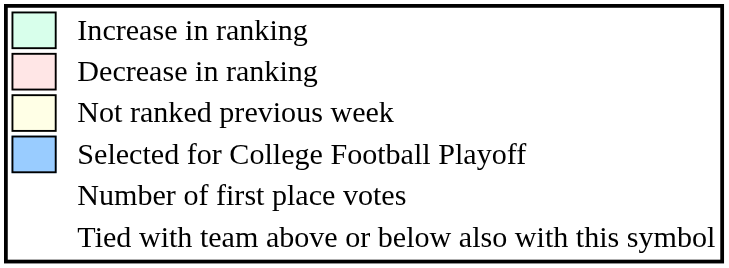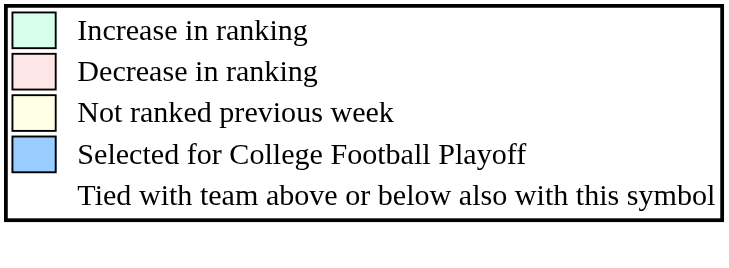- row: (242, 195)
